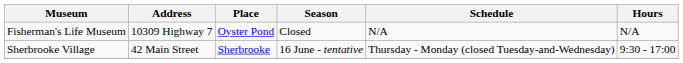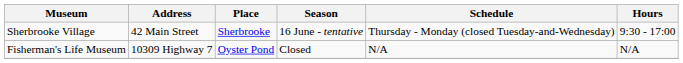rows swapped: (66, 31) <-> (51, 49)
